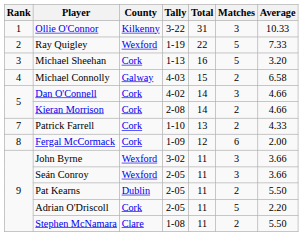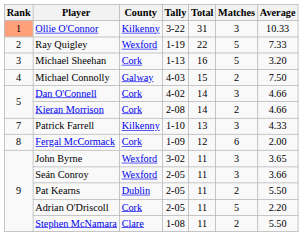(19, 28) no background -> (19, 28) lightsalmon background
(278, 77) 6.58 -> (278, 77) 7.50
(132, 126) Cork -> (141, 126) Kilkenny
(237, 126) 2 -> (237, 126) 3
(278, 158) 3.66 -> (278, 158) 3.65
